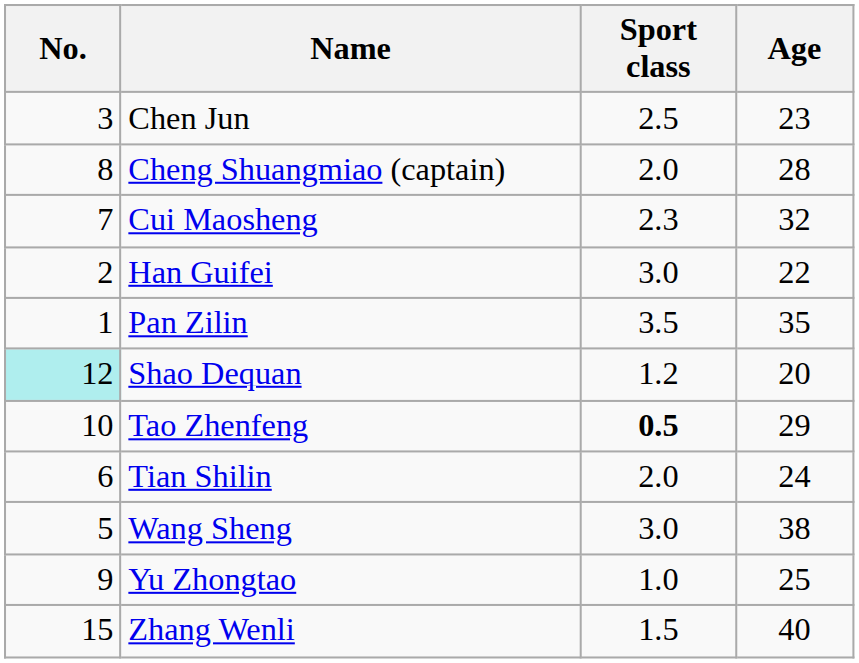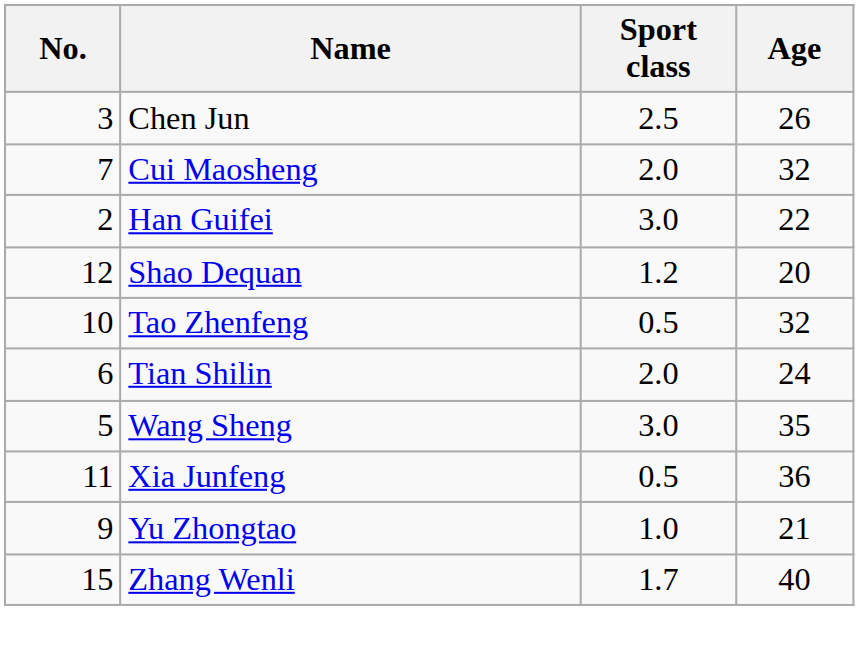(794, 117) 23 -> (794, 117) 26
- row: (317, 169)
(658, 220) 2.3 -> (658, 169) 2.0
- row: (188, 322)
(97, 374) paleturquoise background -> (97, 271) no background
(658, 425) bold -> (658, 322) normal
(794, 425) 29 -> (794, 322) 32
(794, 527) 38 -> (794, 425) 35
+ row: (207, 476)
(794, 579) 25 -> (794, 527) 21
(658, 630) 1.5 -> (658, 579) 1.7
